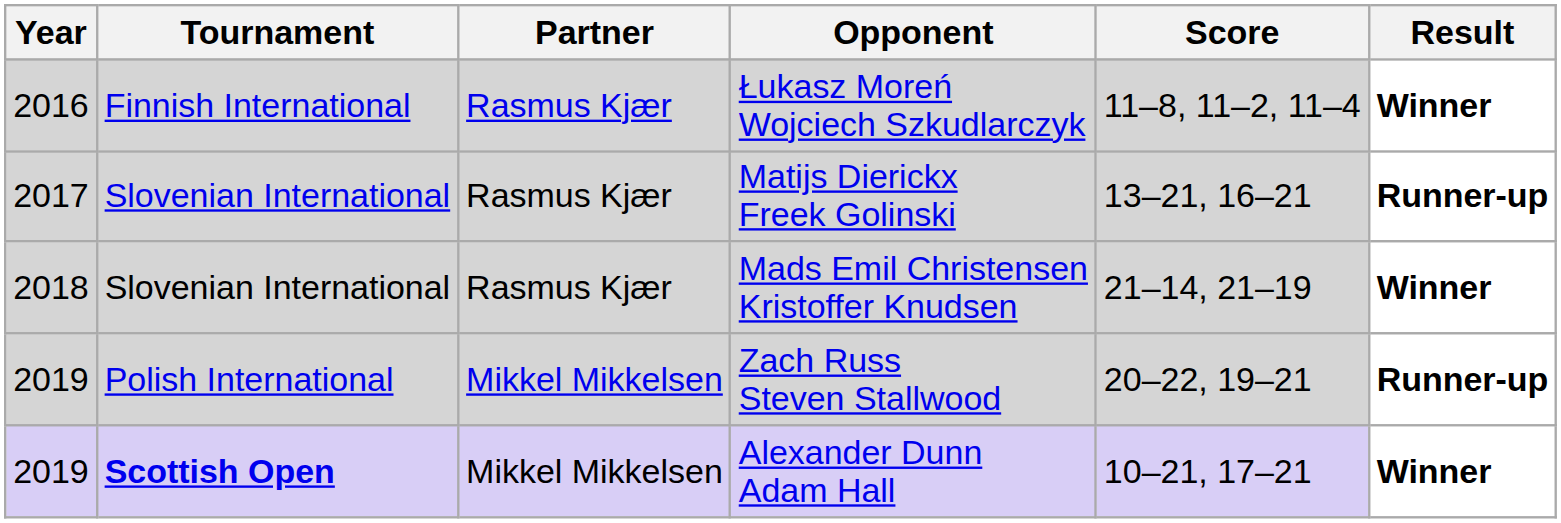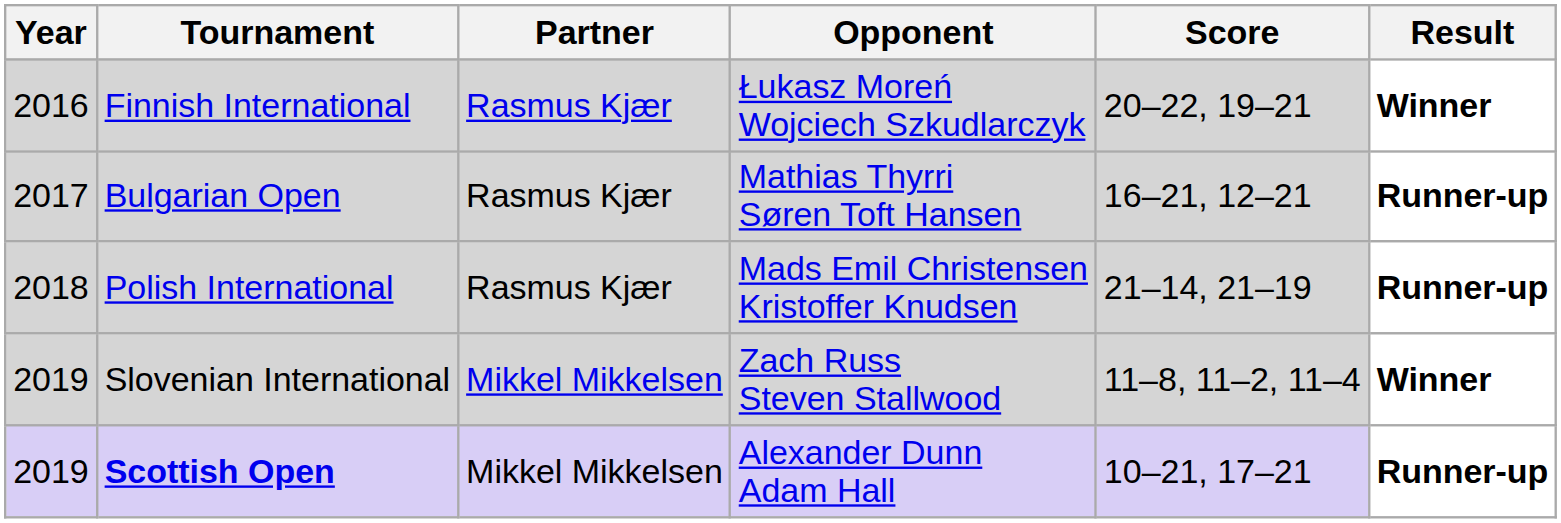(1232, 105) 11–8, 11–2, 11–4 -> (1208, 105) 20–22, 19–21
- row: (848, 196)
+ row: (880, 196)
(277, 288) Slovenian International -> (249, 288) Polish International
(1434, 288) Winner -> (1462, 288) Runner-up
(249, 379) Polish International -> (277, 379) Slovenian International
(1208, 379) 20–22, 19–21 -> (1232, 379) 11–8, 11–2, 11–4
(1462, 379) Runner-up -> (1434, 379) Winner
(1434, 471) Winner -> (1462, 471) Runner-up
